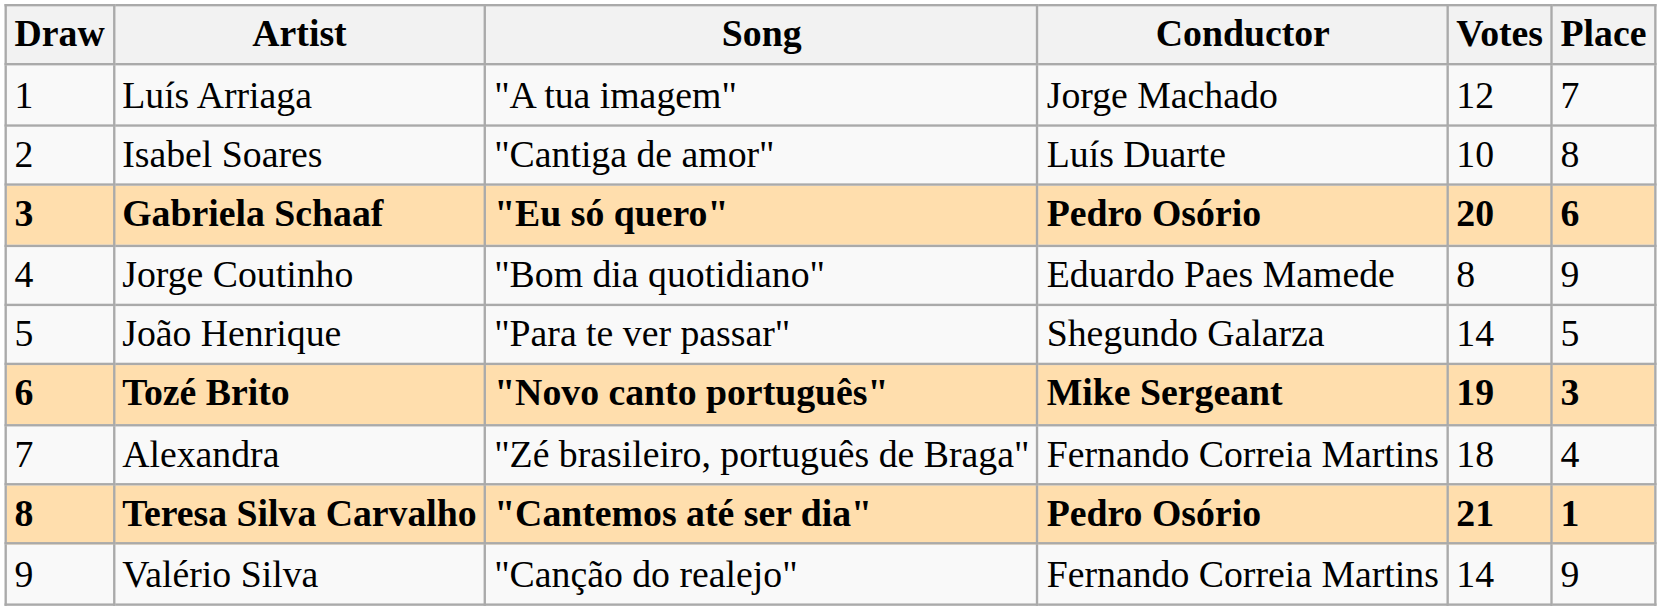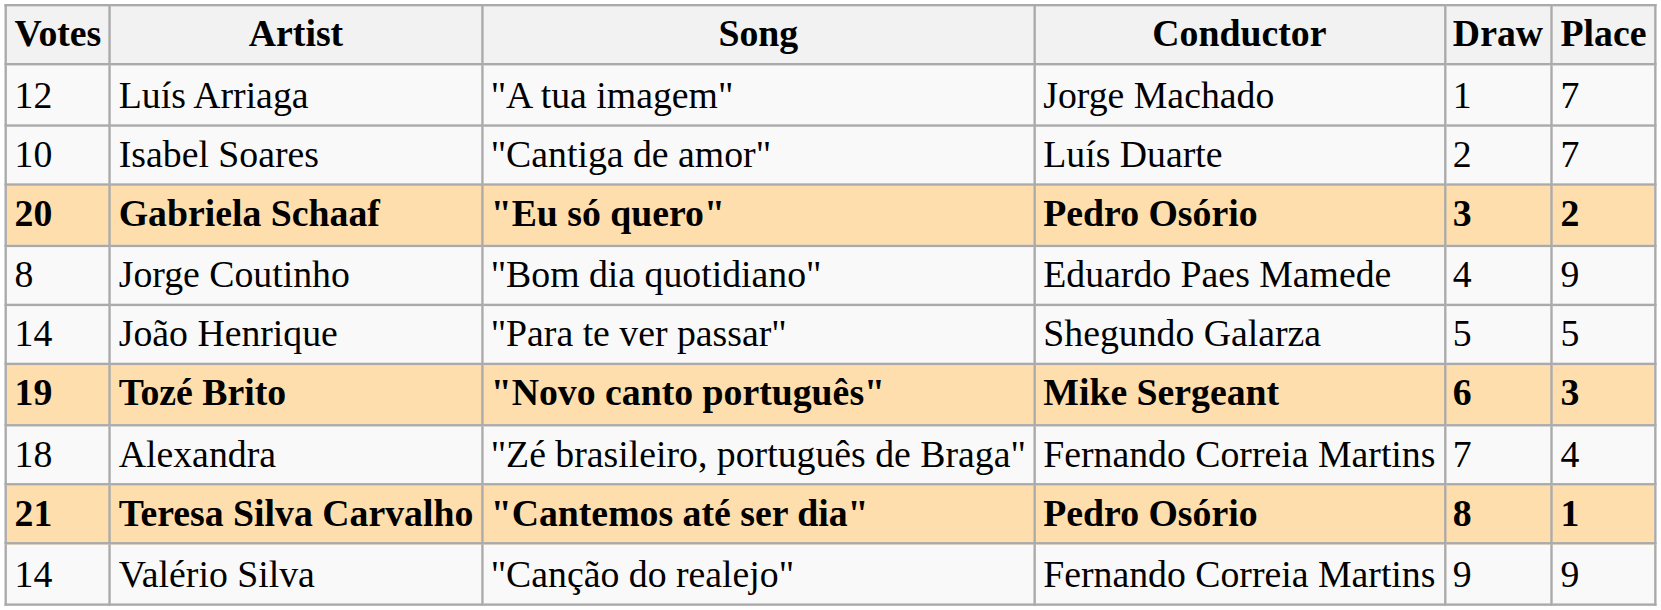columns swapped: (60, 34) <-> (1500, 34)
(1570, 154) 8 -> (1570, 154) 7
(1570, 214) 6 -> (1570, 214) 2
